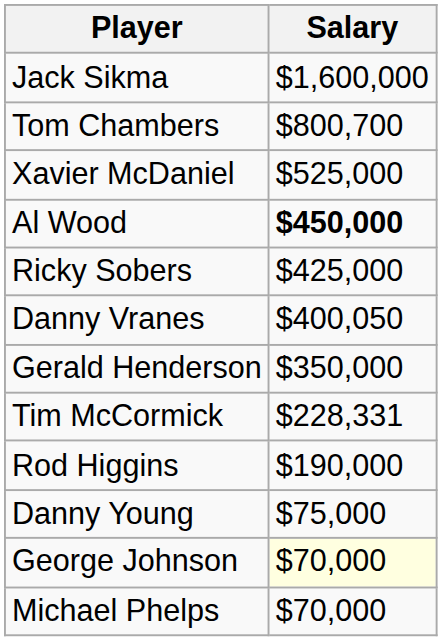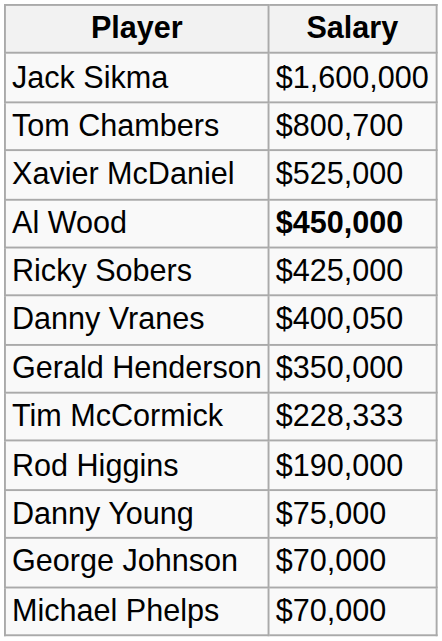(340, 416) $228,331 -> (340, 416) $228,333
(331, 561) lightyellow background -> (331, 561) no background
